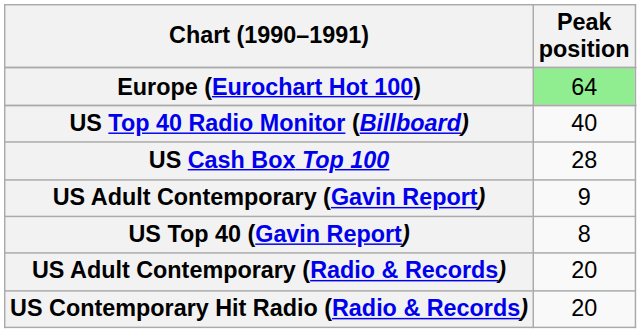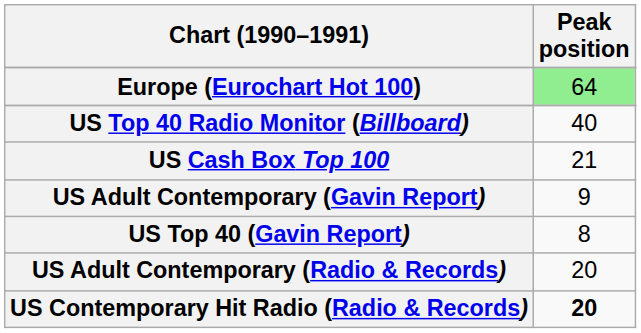(584, 160) 28 -> (584, 160) 21
(584, 308) normal -> (584, 308) bold
